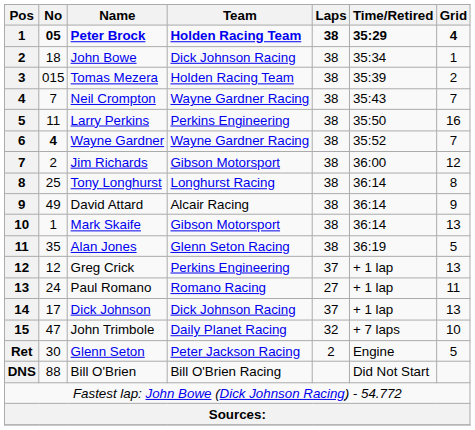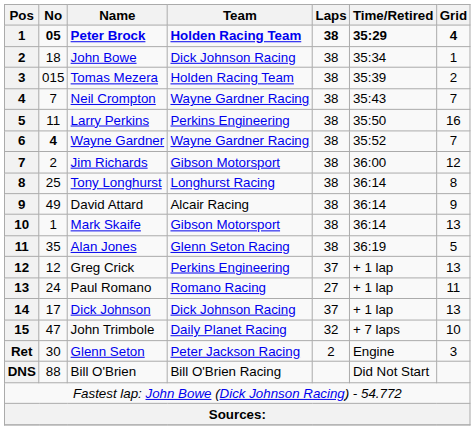(453, 351) 5 -> (453, 351) 3
